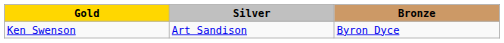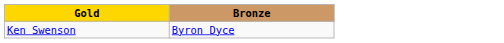- column: (252, 13)
